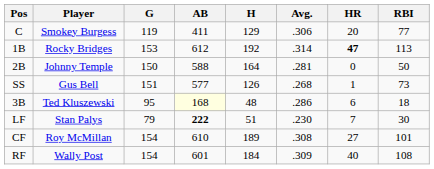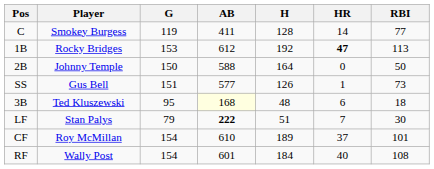- column: (302, 13)
(251, 31) 129 -> (285, 31) 128
(353, 31) 20 -> (342, 31) 14
(353, 137) 27 -> (342, 137) 37
